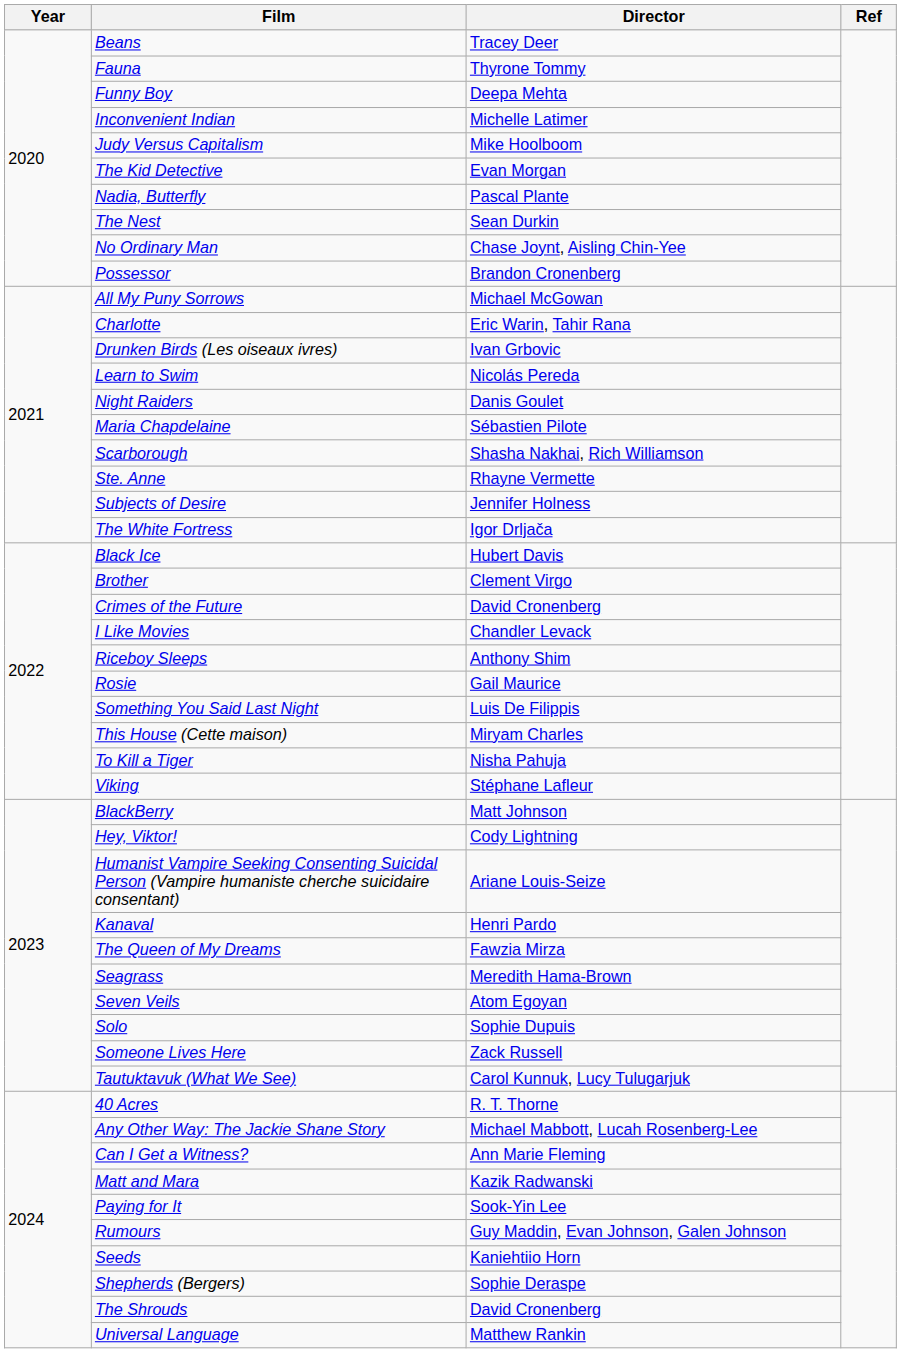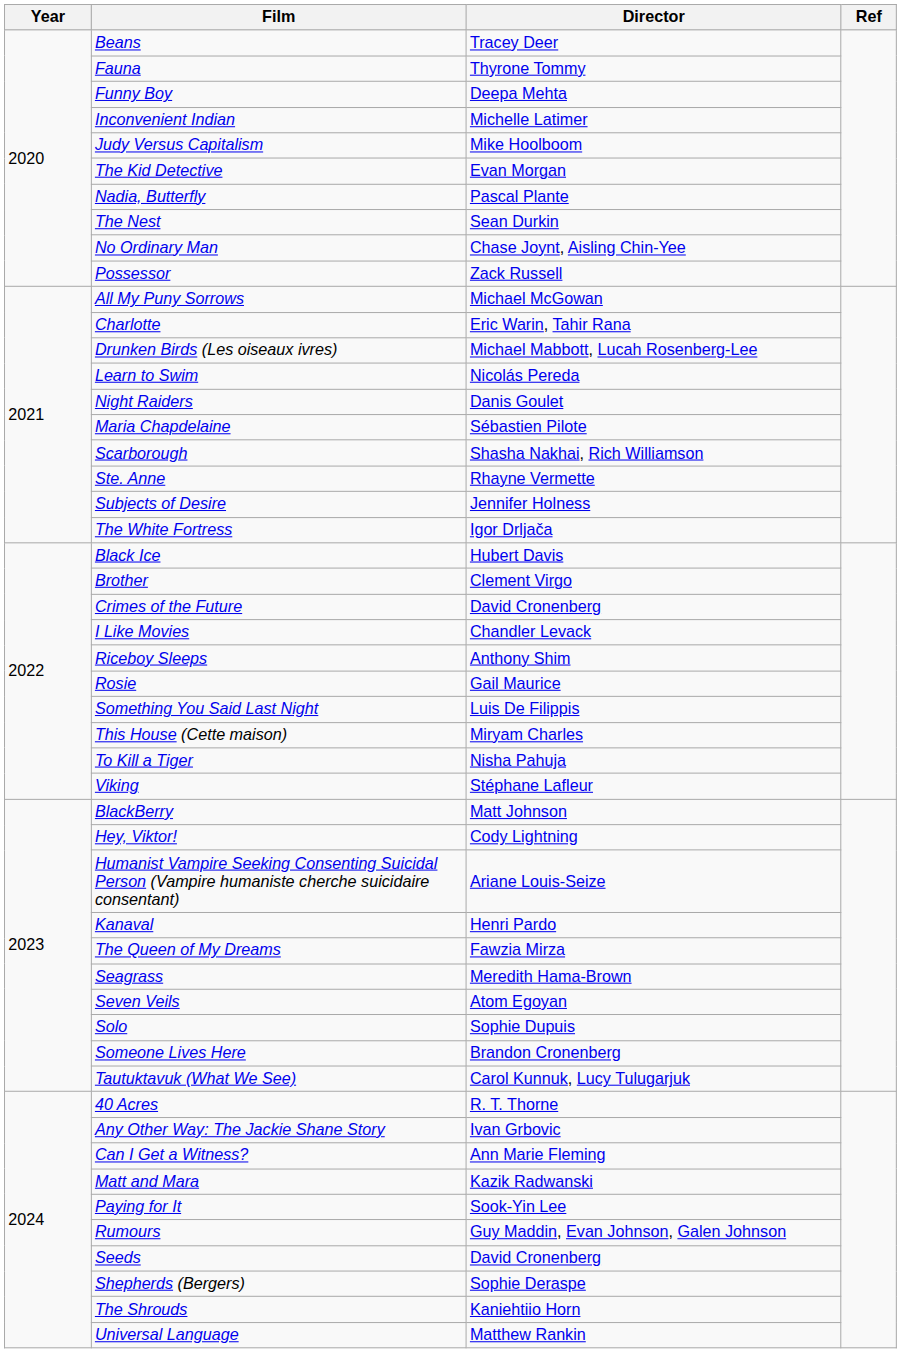(545, 273) Brandon Cronenberg -> (516, 273) Zack Russell
(515, 350) Ivan Grbovic -> (614, 350) Michael Mabbott, Lucah Rosenberg-Lee
(516, 1053) Zack Russell -> (545, 1053) Brandon Cronenberg
(614, 1130) Michael Mabbott, Lucah Rosenberg-Lee -> (515, 1130) Ivan Grbovic
(525, 1258) Kaniehtiio Horn -> (535, 1258) David Cronenberg
(535, 1309) David Cronenberg -> (525, 1309) Kaniehtiio Horn
